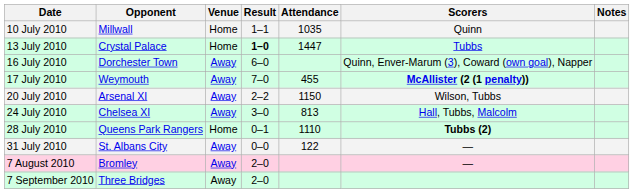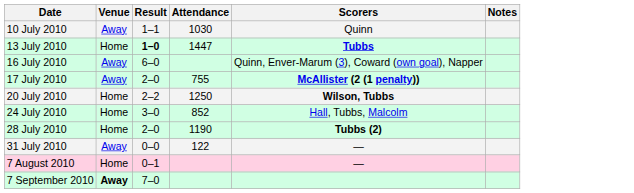- column: (151, 12)
(223, 29) Home -> (114, 29) Away
(310, 29) 1035 -> (200, 29) 1030
(468, 46) normal -> (358, 46) bold
(260, 79) 7–0 -> (151, 79) 2–0
(310, 79) 455 -> (200, 79) 755
(223, 96) Away -> (114, 96) Home
(310, 96) 1150 -> (200, 96) 1250
(468, 96) normal -> (358, 96) bold
(223, 113) Away -> (114, 113) Home
(310, 113) 813 -> (200, 113) 852
(260, 130) 0–1 -> (151, 130) 2–0
(310, 130) 1110 -> (200, 130) 1190
(223, 163) Away -> (114, 163) Home
(260, 163) 2–0 -> (151, 163) 0–1
(223, 180) normal -> (114, 180) bold
(260, 180) 2–0 -> (151, 180) 7–0
